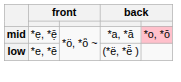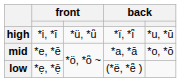+ row: (18, 34)
(44, 34) *ẹ, *ẹ̄ -> (47, 51) *e, *ē
(157, 34) pink background -> (160, 51) no background
(44, 51) *e, *ē -> (47, 68) *ẹ, *ẹ̄
